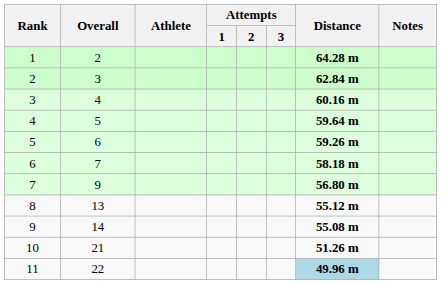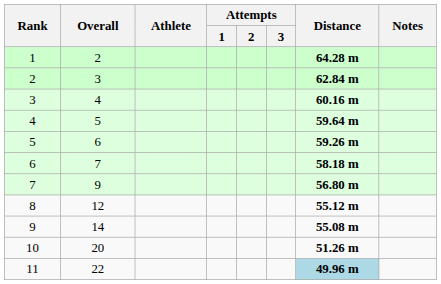(98, 205) 13 -> (98, 205) 12
(98, 247) 21 -> (98, 247) 20
